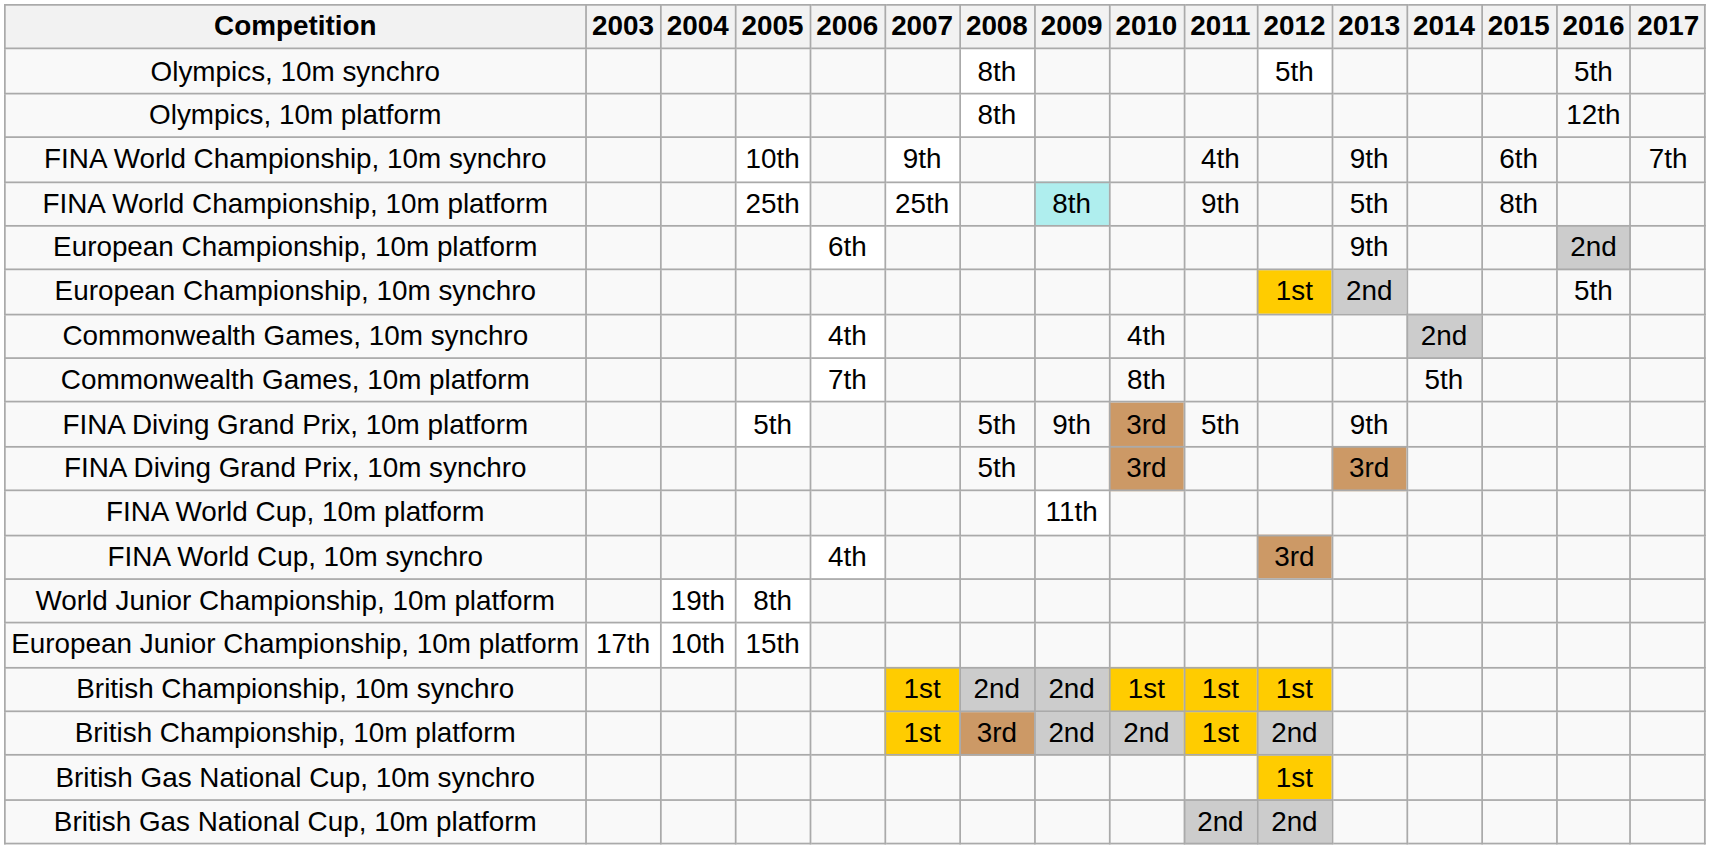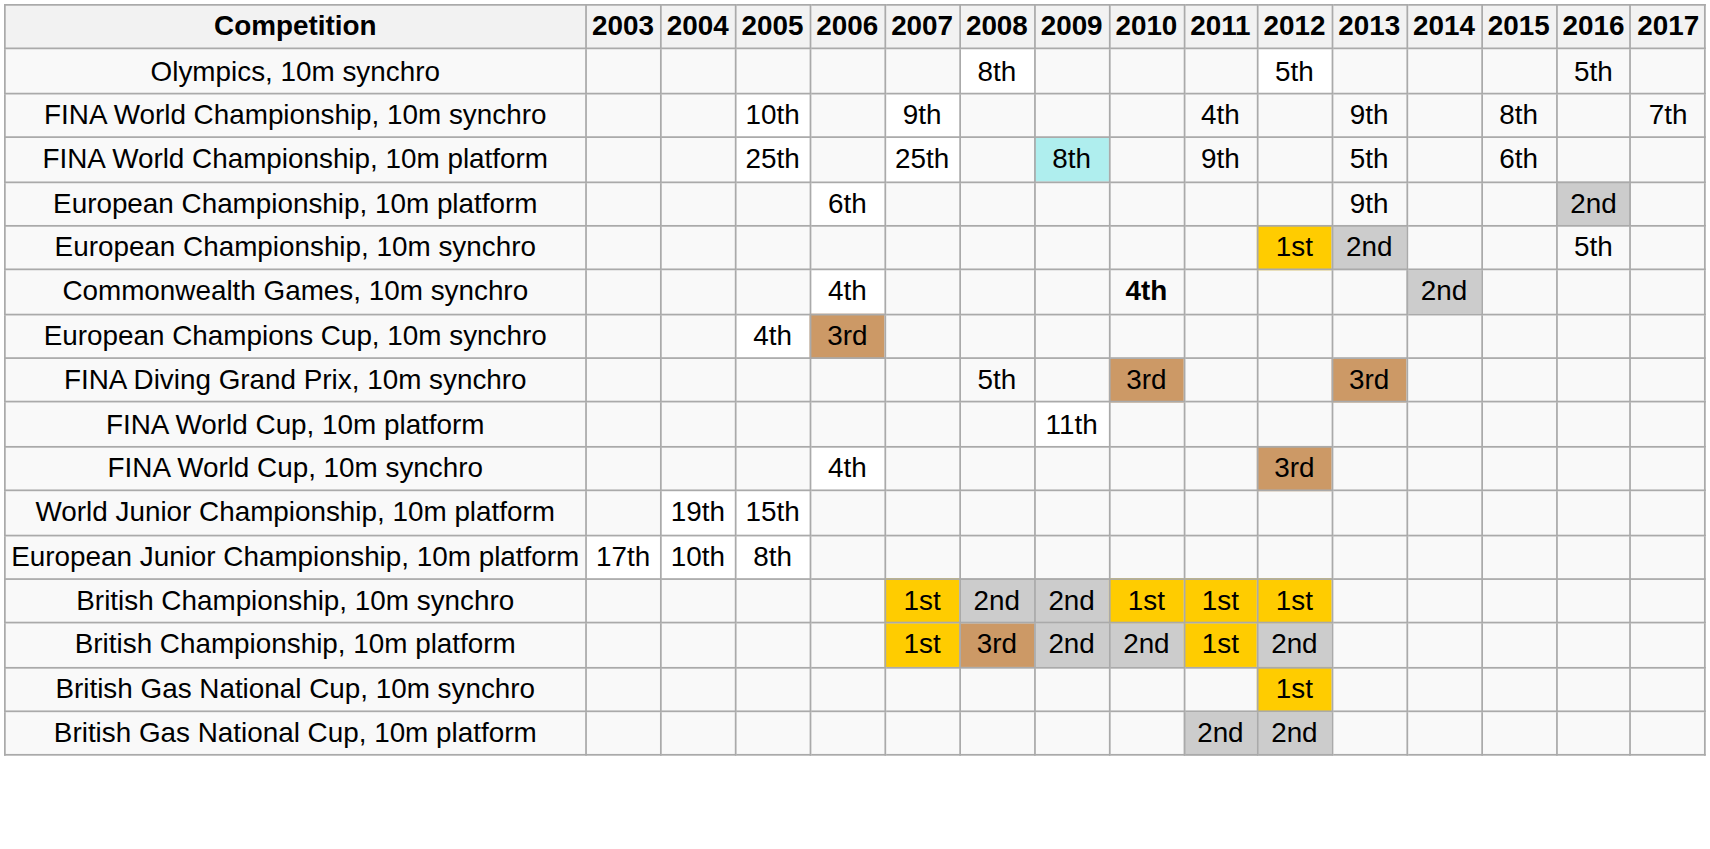- row: (295, 114)
(1519, 159) 6th -> (1519, 114) 8th
(1519, 203) 8th -> (1519, 159) 6th
(1146, 335) normal -> (1146, 291) bold
- row: (295, 379)
+ row: (295, 335)
- row: (295, 423)
(773, 600) 8th -> (773, 512) 15th
(773, 644) 15th -> (773, 556) 8th
